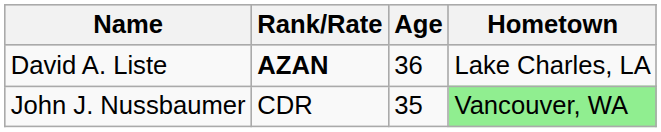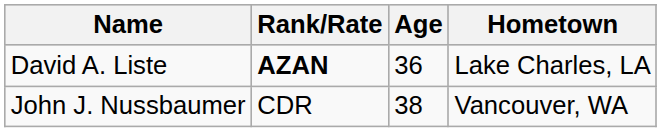(409, 106) 35 -> (409, 106) 38
(541, 106) lightgreen background -> (541, 106) no background
